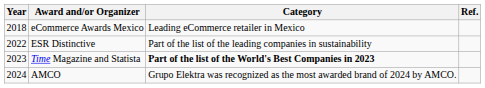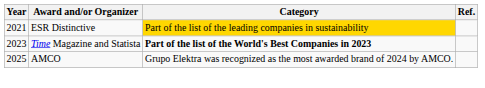- row: (87, 28)
(17, 43) 2022 -> (17, 28) 2021
(260, 43) no background -> (257, 28) gold background
(17, 75) 2024 -> (17, 59) 2025
